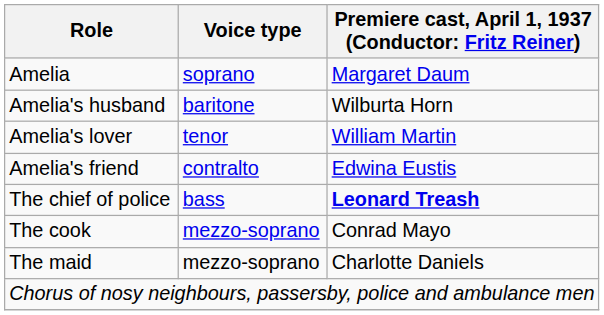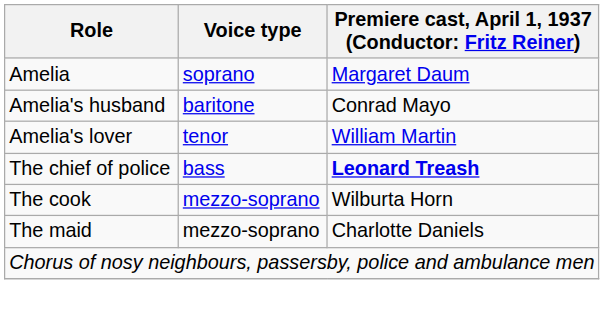(392, 105) Wilburta Horn -> (391, 105) Conrad Mayo
- row: (74, 168)
(391, 231) Conrad Mayo -> (392, 199) Wilburta Horn
